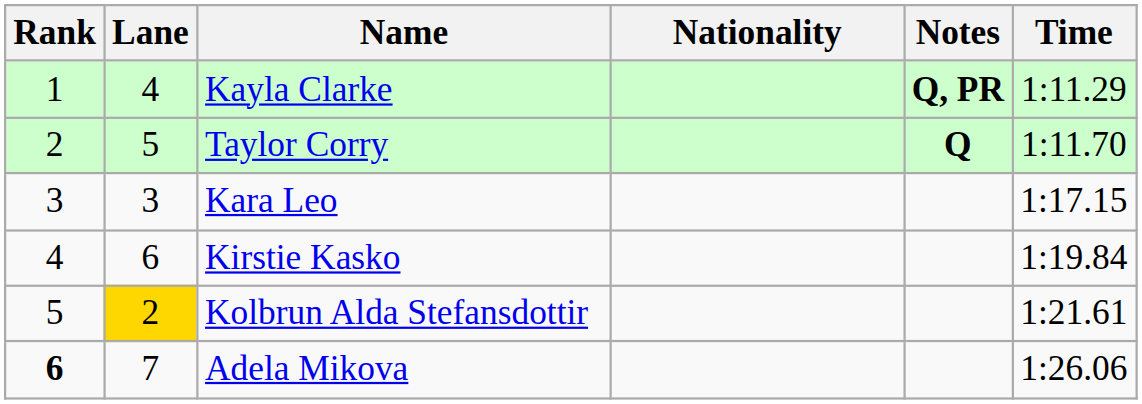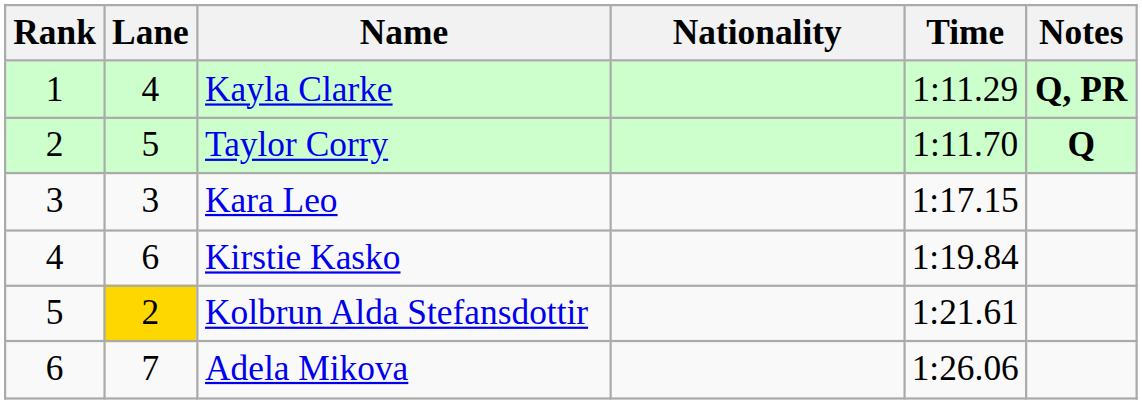columns swapped: (1074, 32) <-> (958, 32)
(55, 369) bold -> (55, 369) normal
